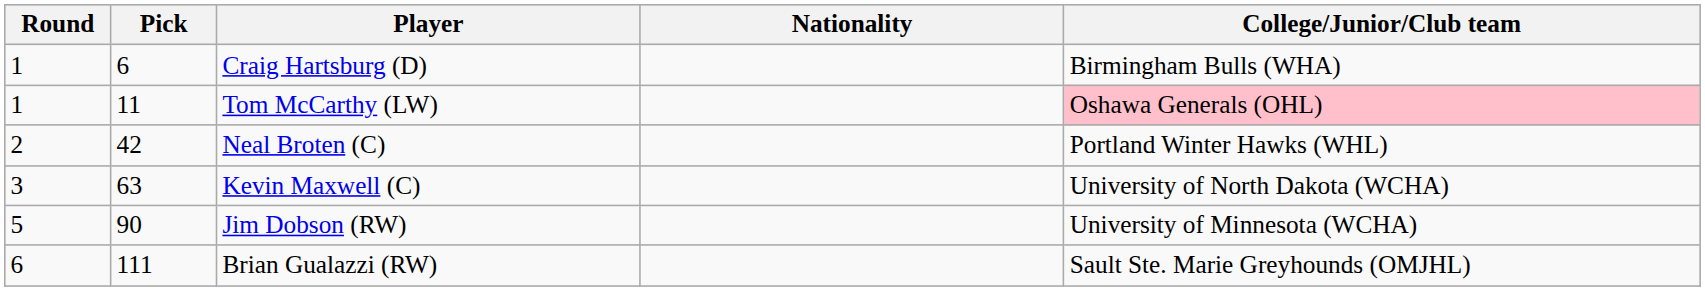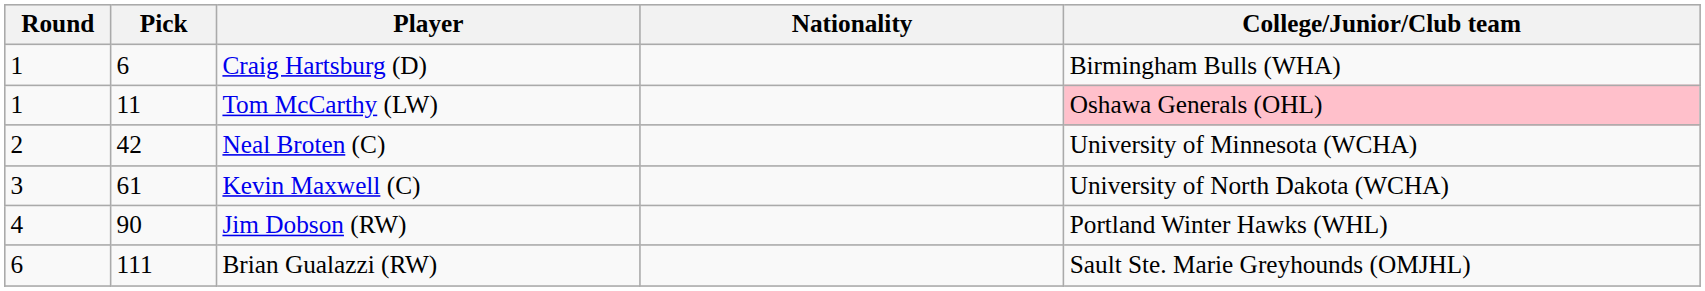(1229, 144) Portland Winter Hawks (WHL) -> (1243, 144) University of Minnesota (WCHA)
(129, 184) 63 -> (129, 184) 61
(17, 225) 5 -> (17, 225) 4
(1243, 225) University of Minnesota (WCHA) -> (1229, 225) Portland Winter Hawks (WHL)
